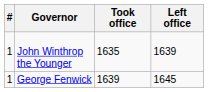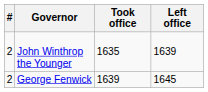(10, 51) 1 -> (10, 51) 2
(10, 79) 1 -> (10, 79) 2
